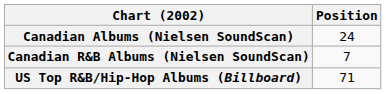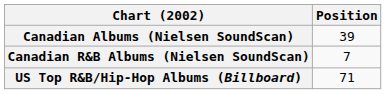(347, 36) 24 -> (347, 36) 39
